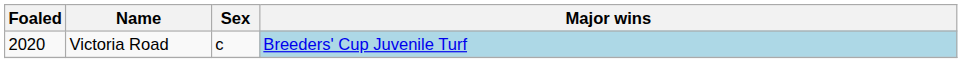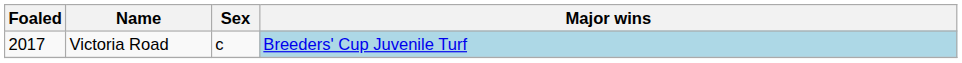(27, 44) 2020 -> (27, 44) 2017
